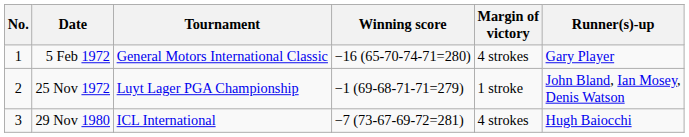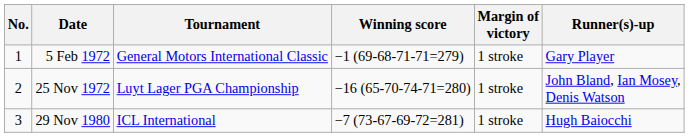(403, 56) −16 (65-70-74-71=280) -> (399, 56) −1 (69-68-71-71=279)
(503, 56) 4 strokes -> (500, 56) 1 stroke
(399, 88) −1 (69-68-71-71=279) -> (403, 88) −16 (65-70-74-71=280)
(503, 120) 4 strokes -> (500, 120) 1 stroke
